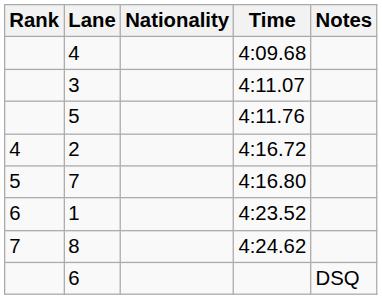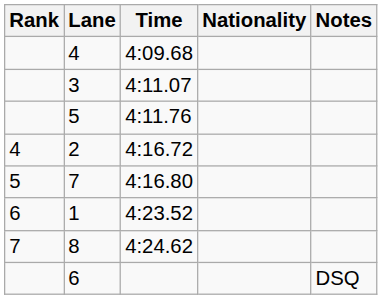columns swapped: (177, 20) <-> (272, 20)
